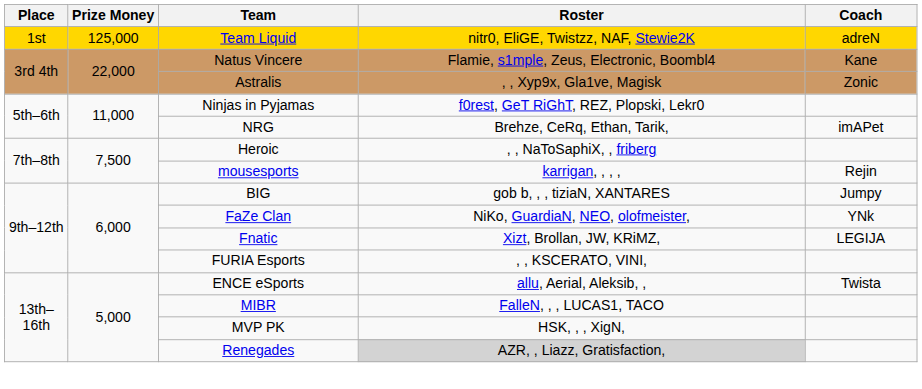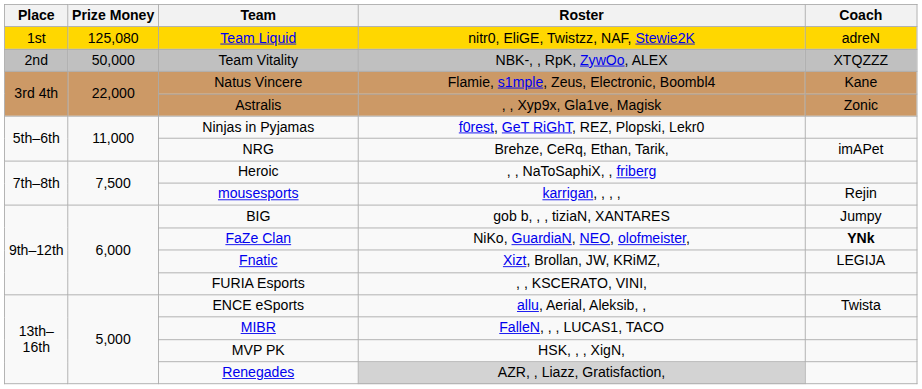(113, 37) 125,000 -> (113, 37) 125,080
+ row: (258, 60)
(861, 216) normal -> (861, 238) bold
